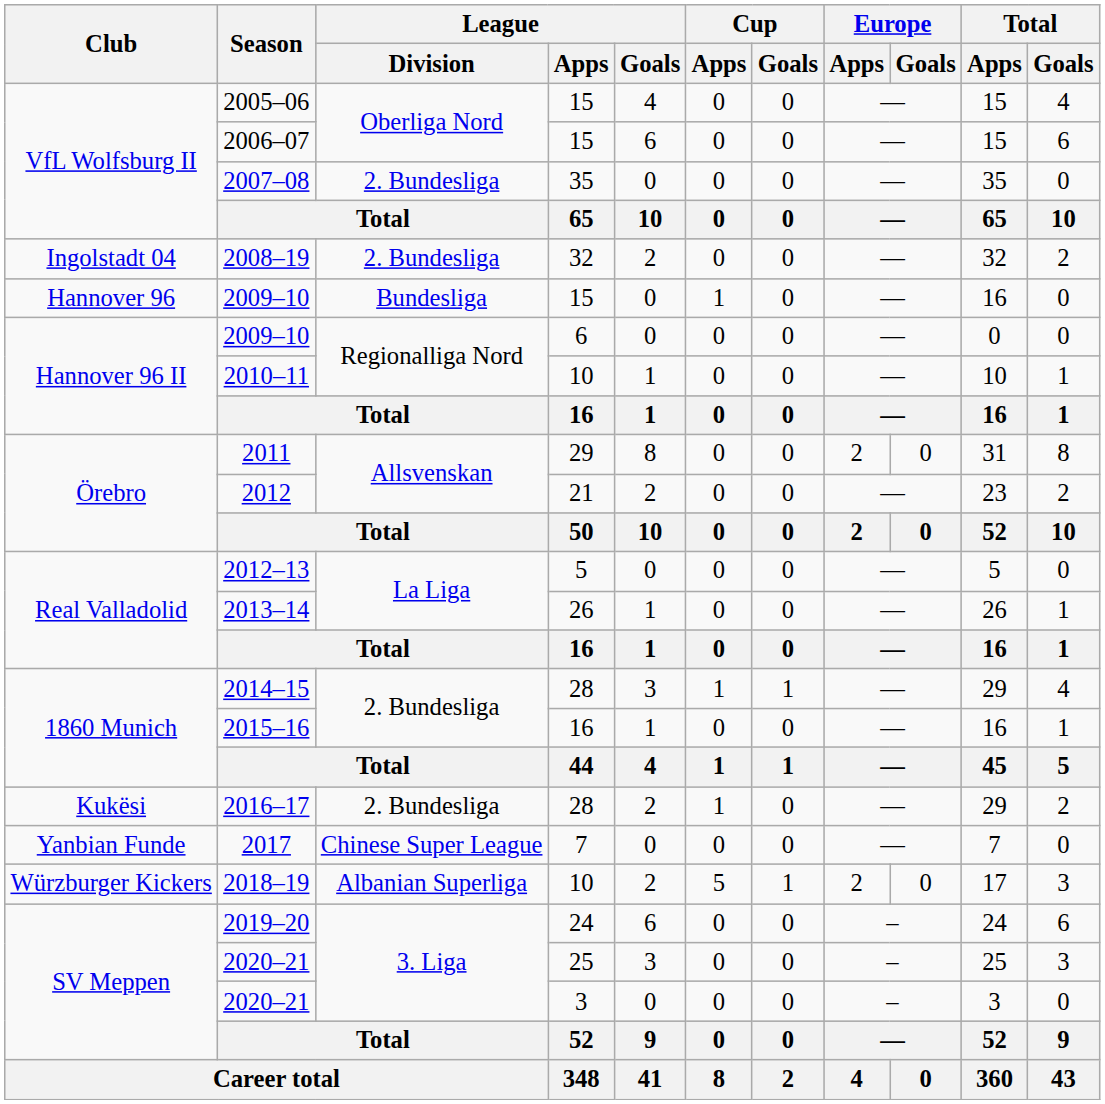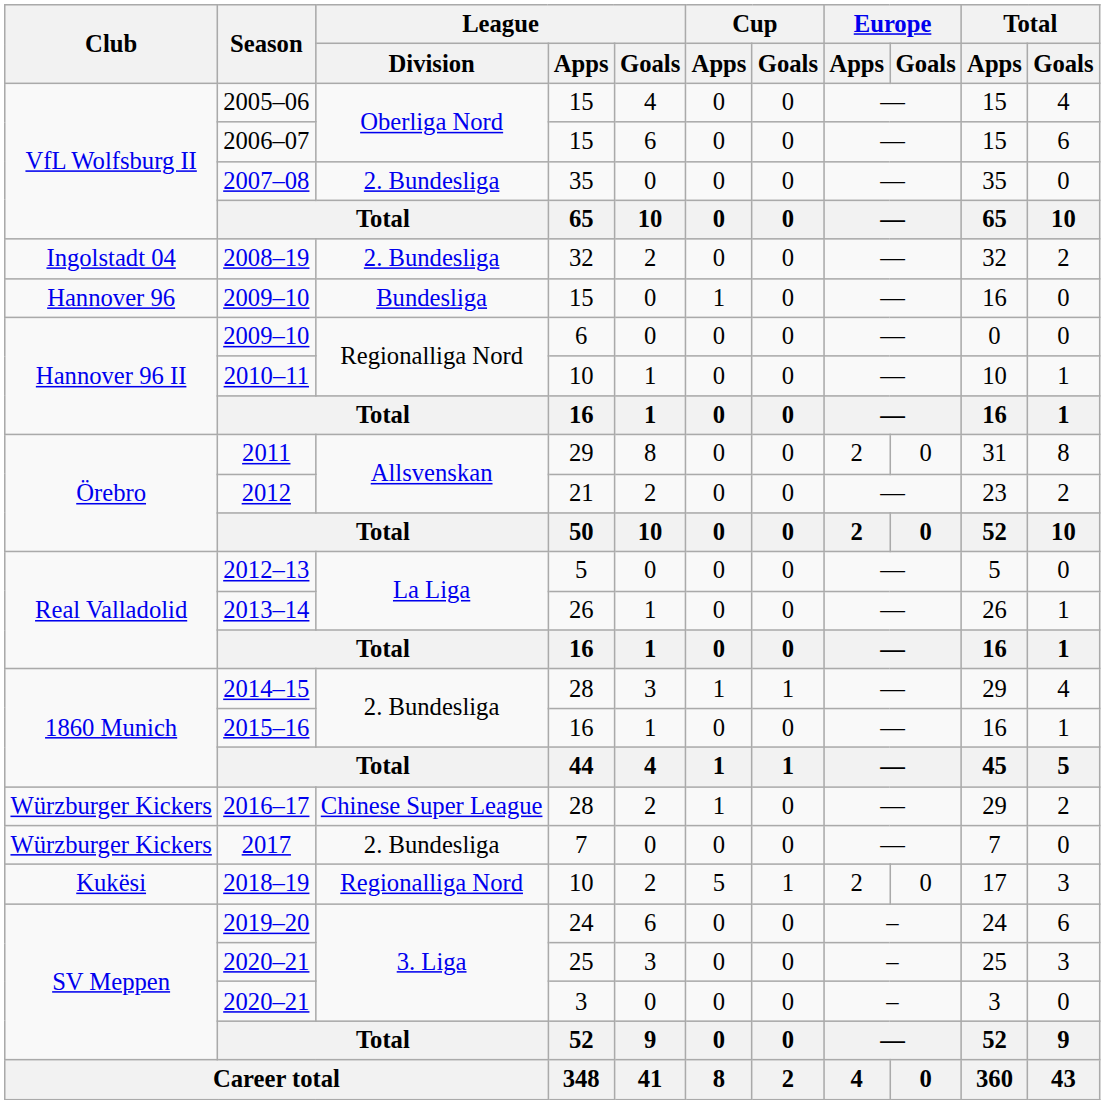(111, 805) Kukësi -> (111, 805) Würzburger Kickers
(432, 805) 2. Bundesliga -> (432, 805) Chinese Super League
(111, 844) Yanbian Funde -> (111, 844) Würzburger Kickers
(432, 844) Chinese Super League -> (432, 844) 2. Bundesliga
(111, 883) Würzburger Kickers -> (111, 883) Kukësi
(432, 883) Albanian Superliga -> (432, 883) Regionalliga Nord
